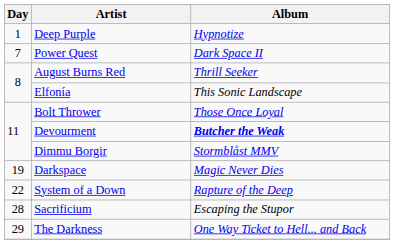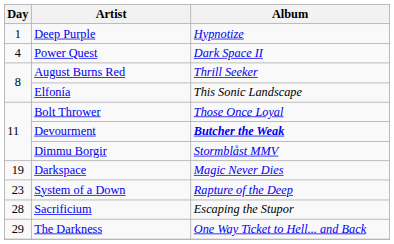(18, 53) 7 -> (18, 53) 4
(18, 190) 22 -> (18, 190) 23
